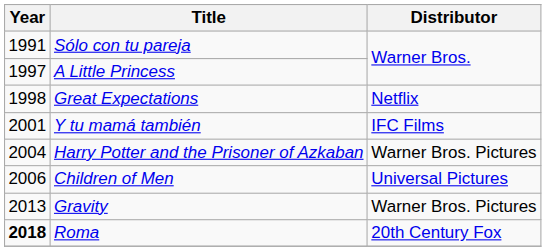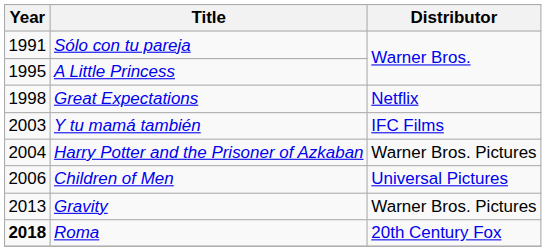(27, 71) 1997 -> (27, 71) 1995
(27, 125) 2001 -> (27, 125) 2003
